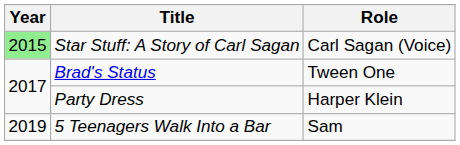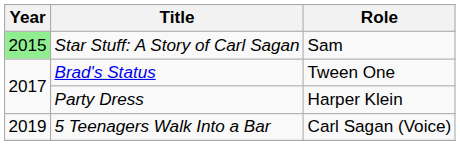(379, 45) Carl Sagan (Voice) -> (325, 45) Sam
(325, 126) Sam -> (379, 126) Carl Sagan (Voice)
